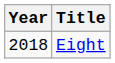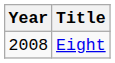(28, 45) 2018 -> (28, 45) 2008
